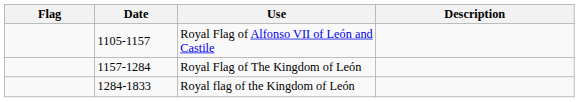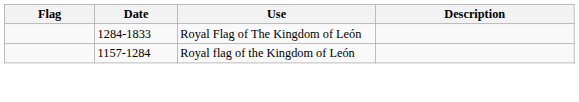- row: (276, 40)
(124, 67) 1157-1284 -> (124, 33) 1284-1833
(124, 86) 1284-1833 -> (124, 53) 1157-1284
